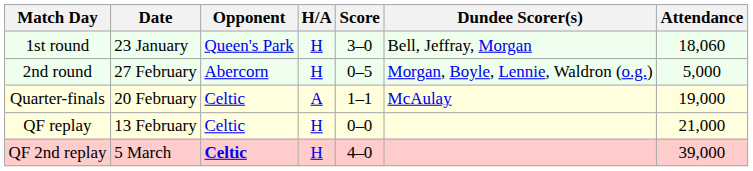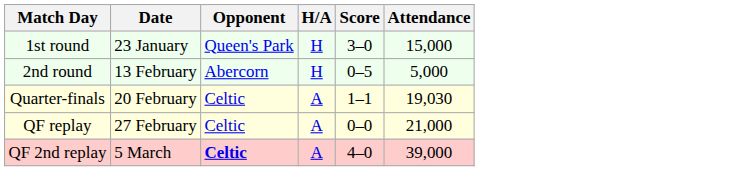- column: (520, 17)
(702, 44) 18,060 -> (429, 44) 15,000
(155, 71) 27 February -> (155, 71) 13 February
(702, 98) 19,000 -> (429, 98) 19,030
(155, 125) 13 February -> (155, 125) 27 February
(317, 125) H -> (317, 125) A
(317, 152) H -> (317, 152) A
